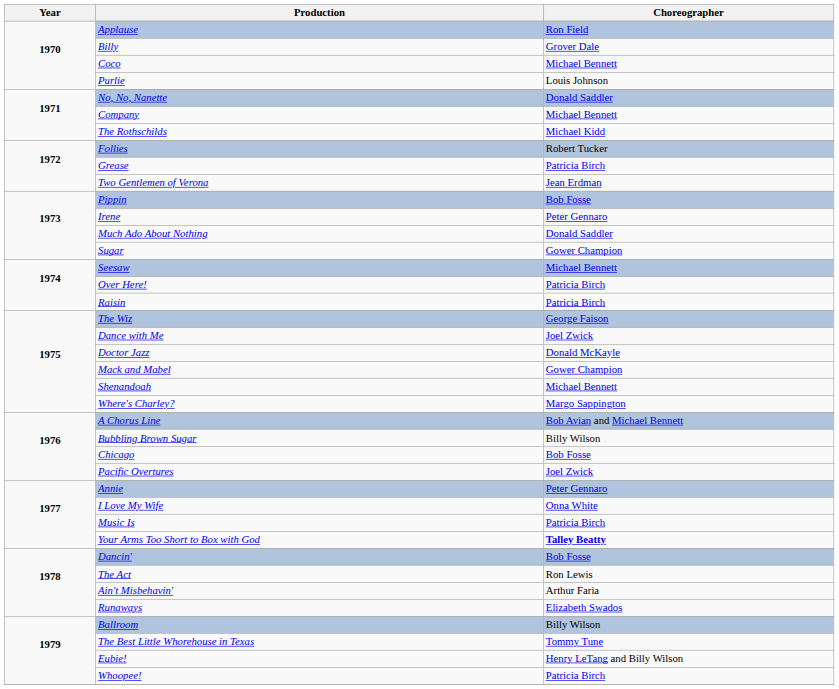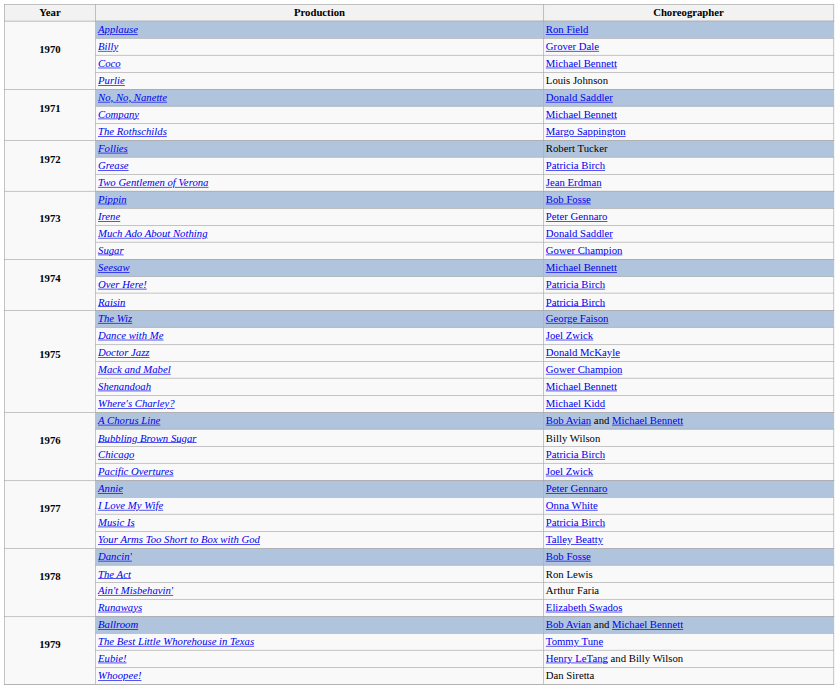(575, 132) Michael Kidd -> (586, 132) Margo Sappington
(586, 404) Margo Sappington -> (575, 404) Michael Kidd
(568, 455) Bob Fosse -> (575, 455) Patricia Birch
(576, 540) bold -> (574, 540) normal
(573, 625) Billy Wilson -> (615, 625) Bob Avian and Michael Bennett
(575, 676) Patricia Birch -> (570, 676) Dan Siretta
